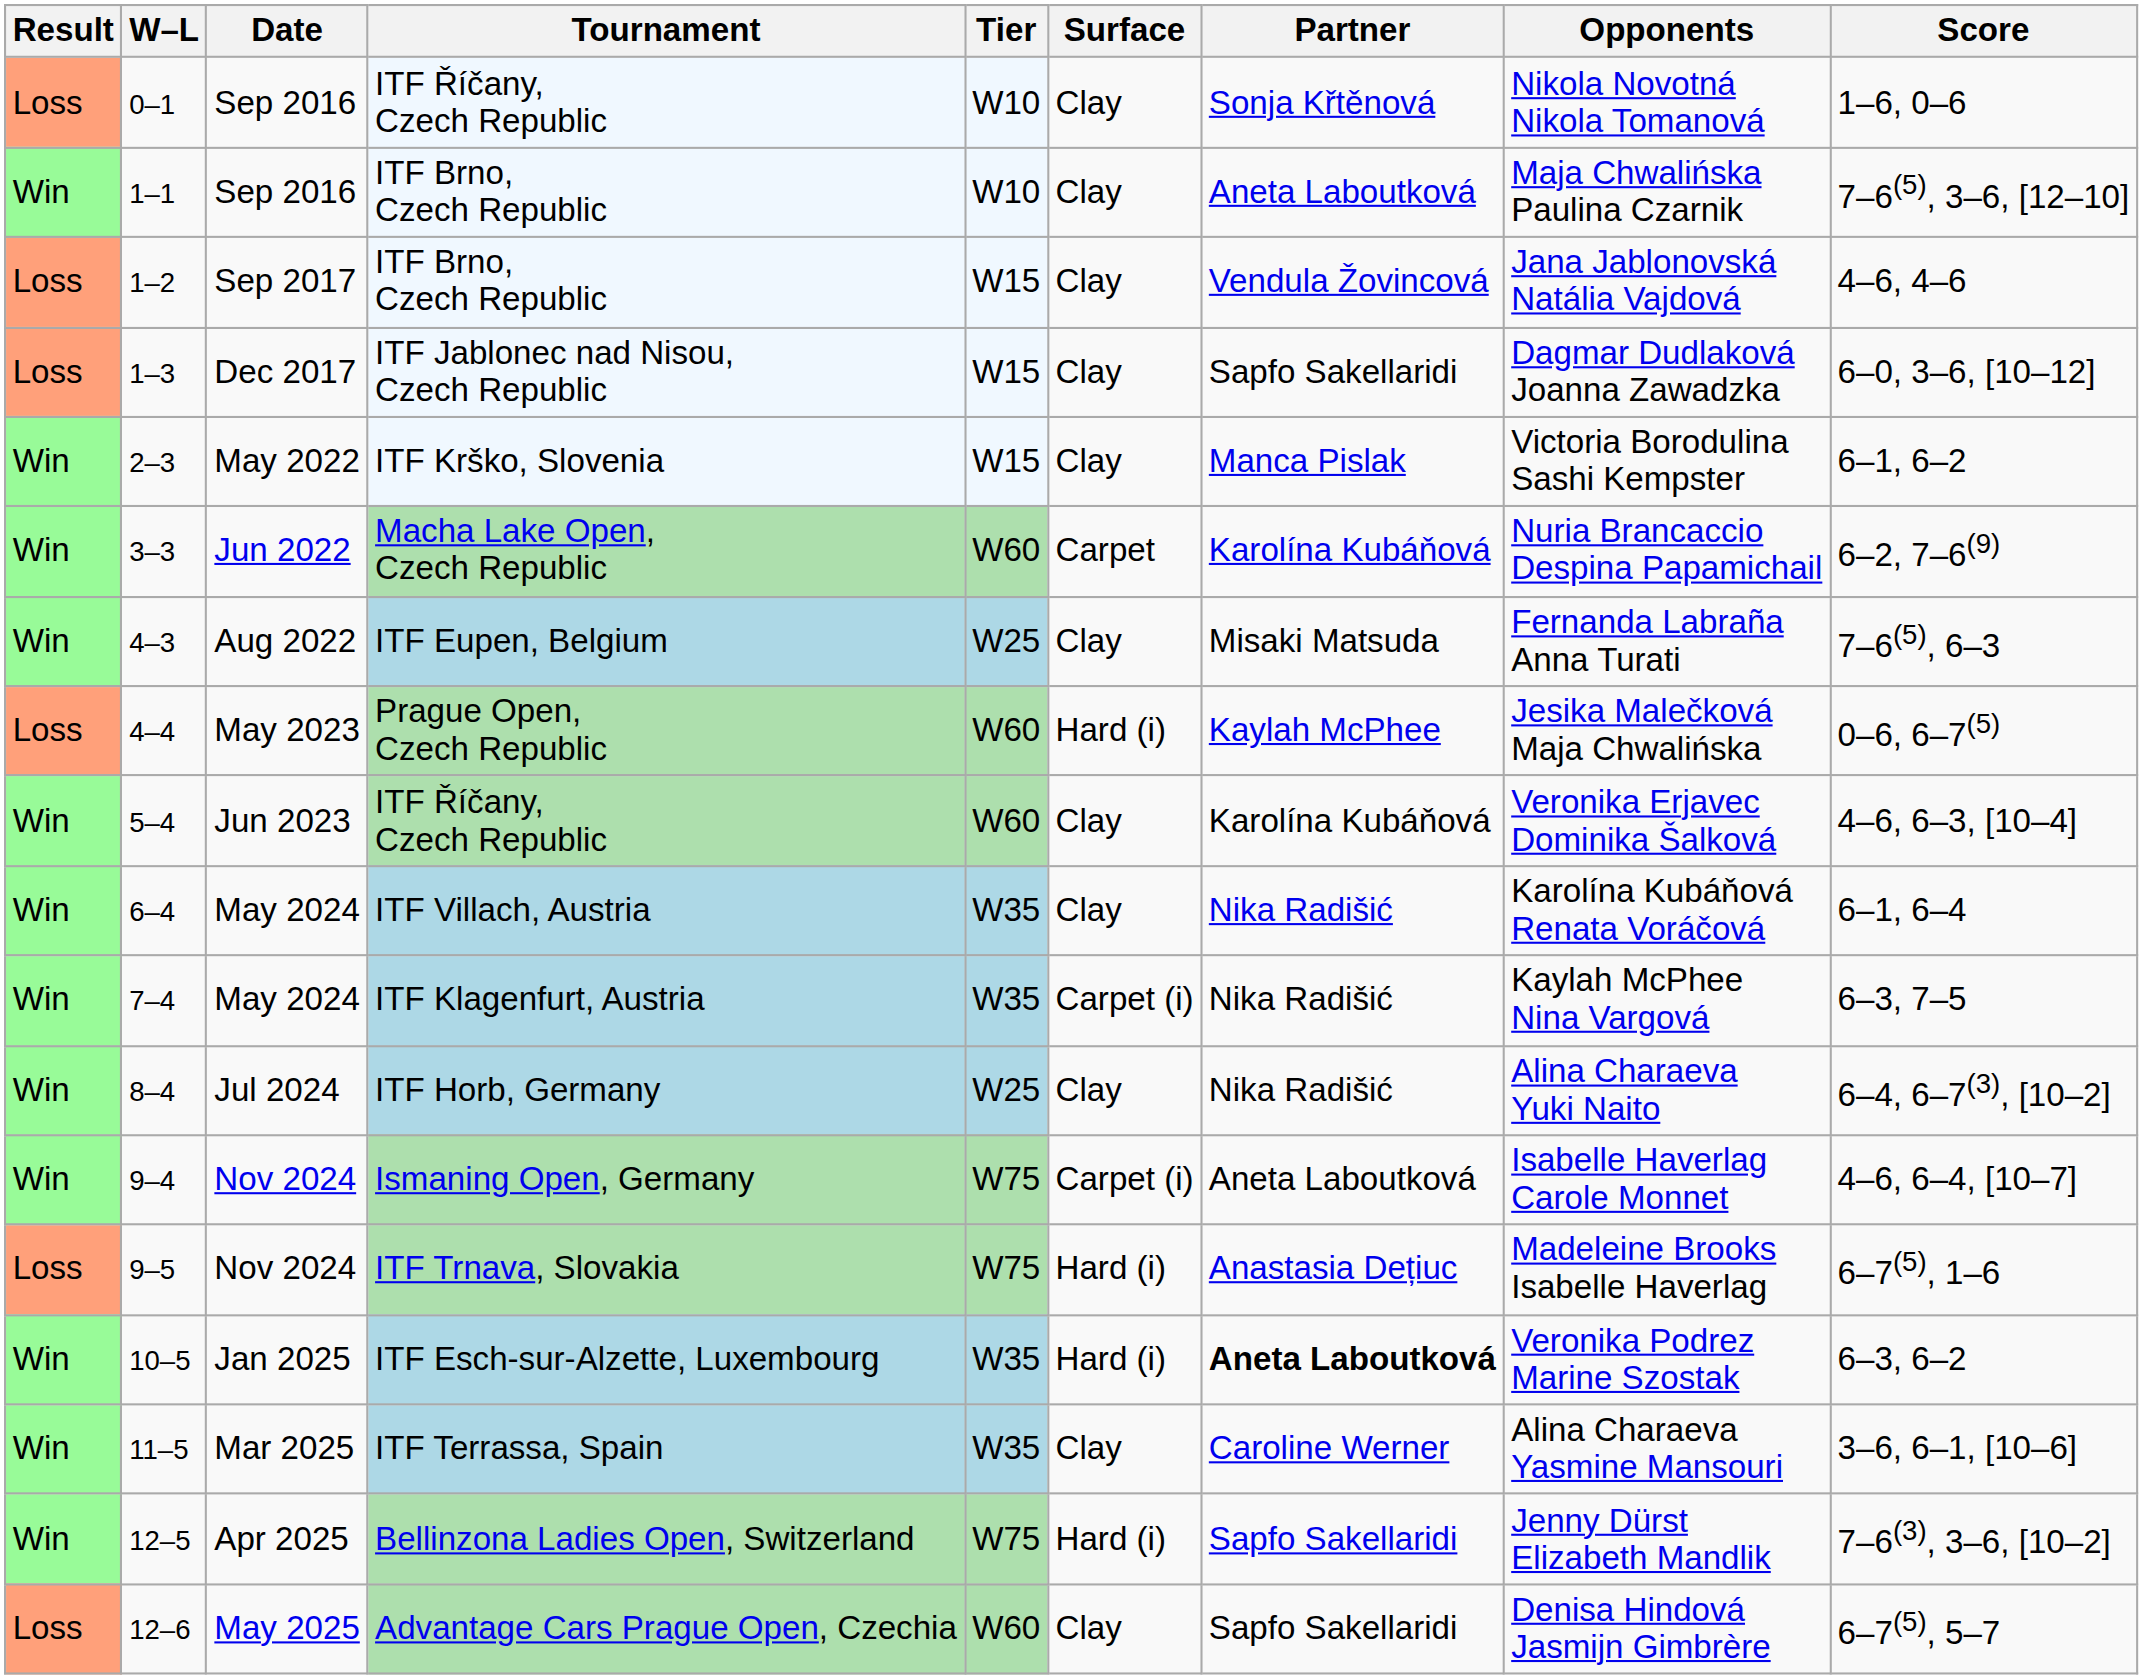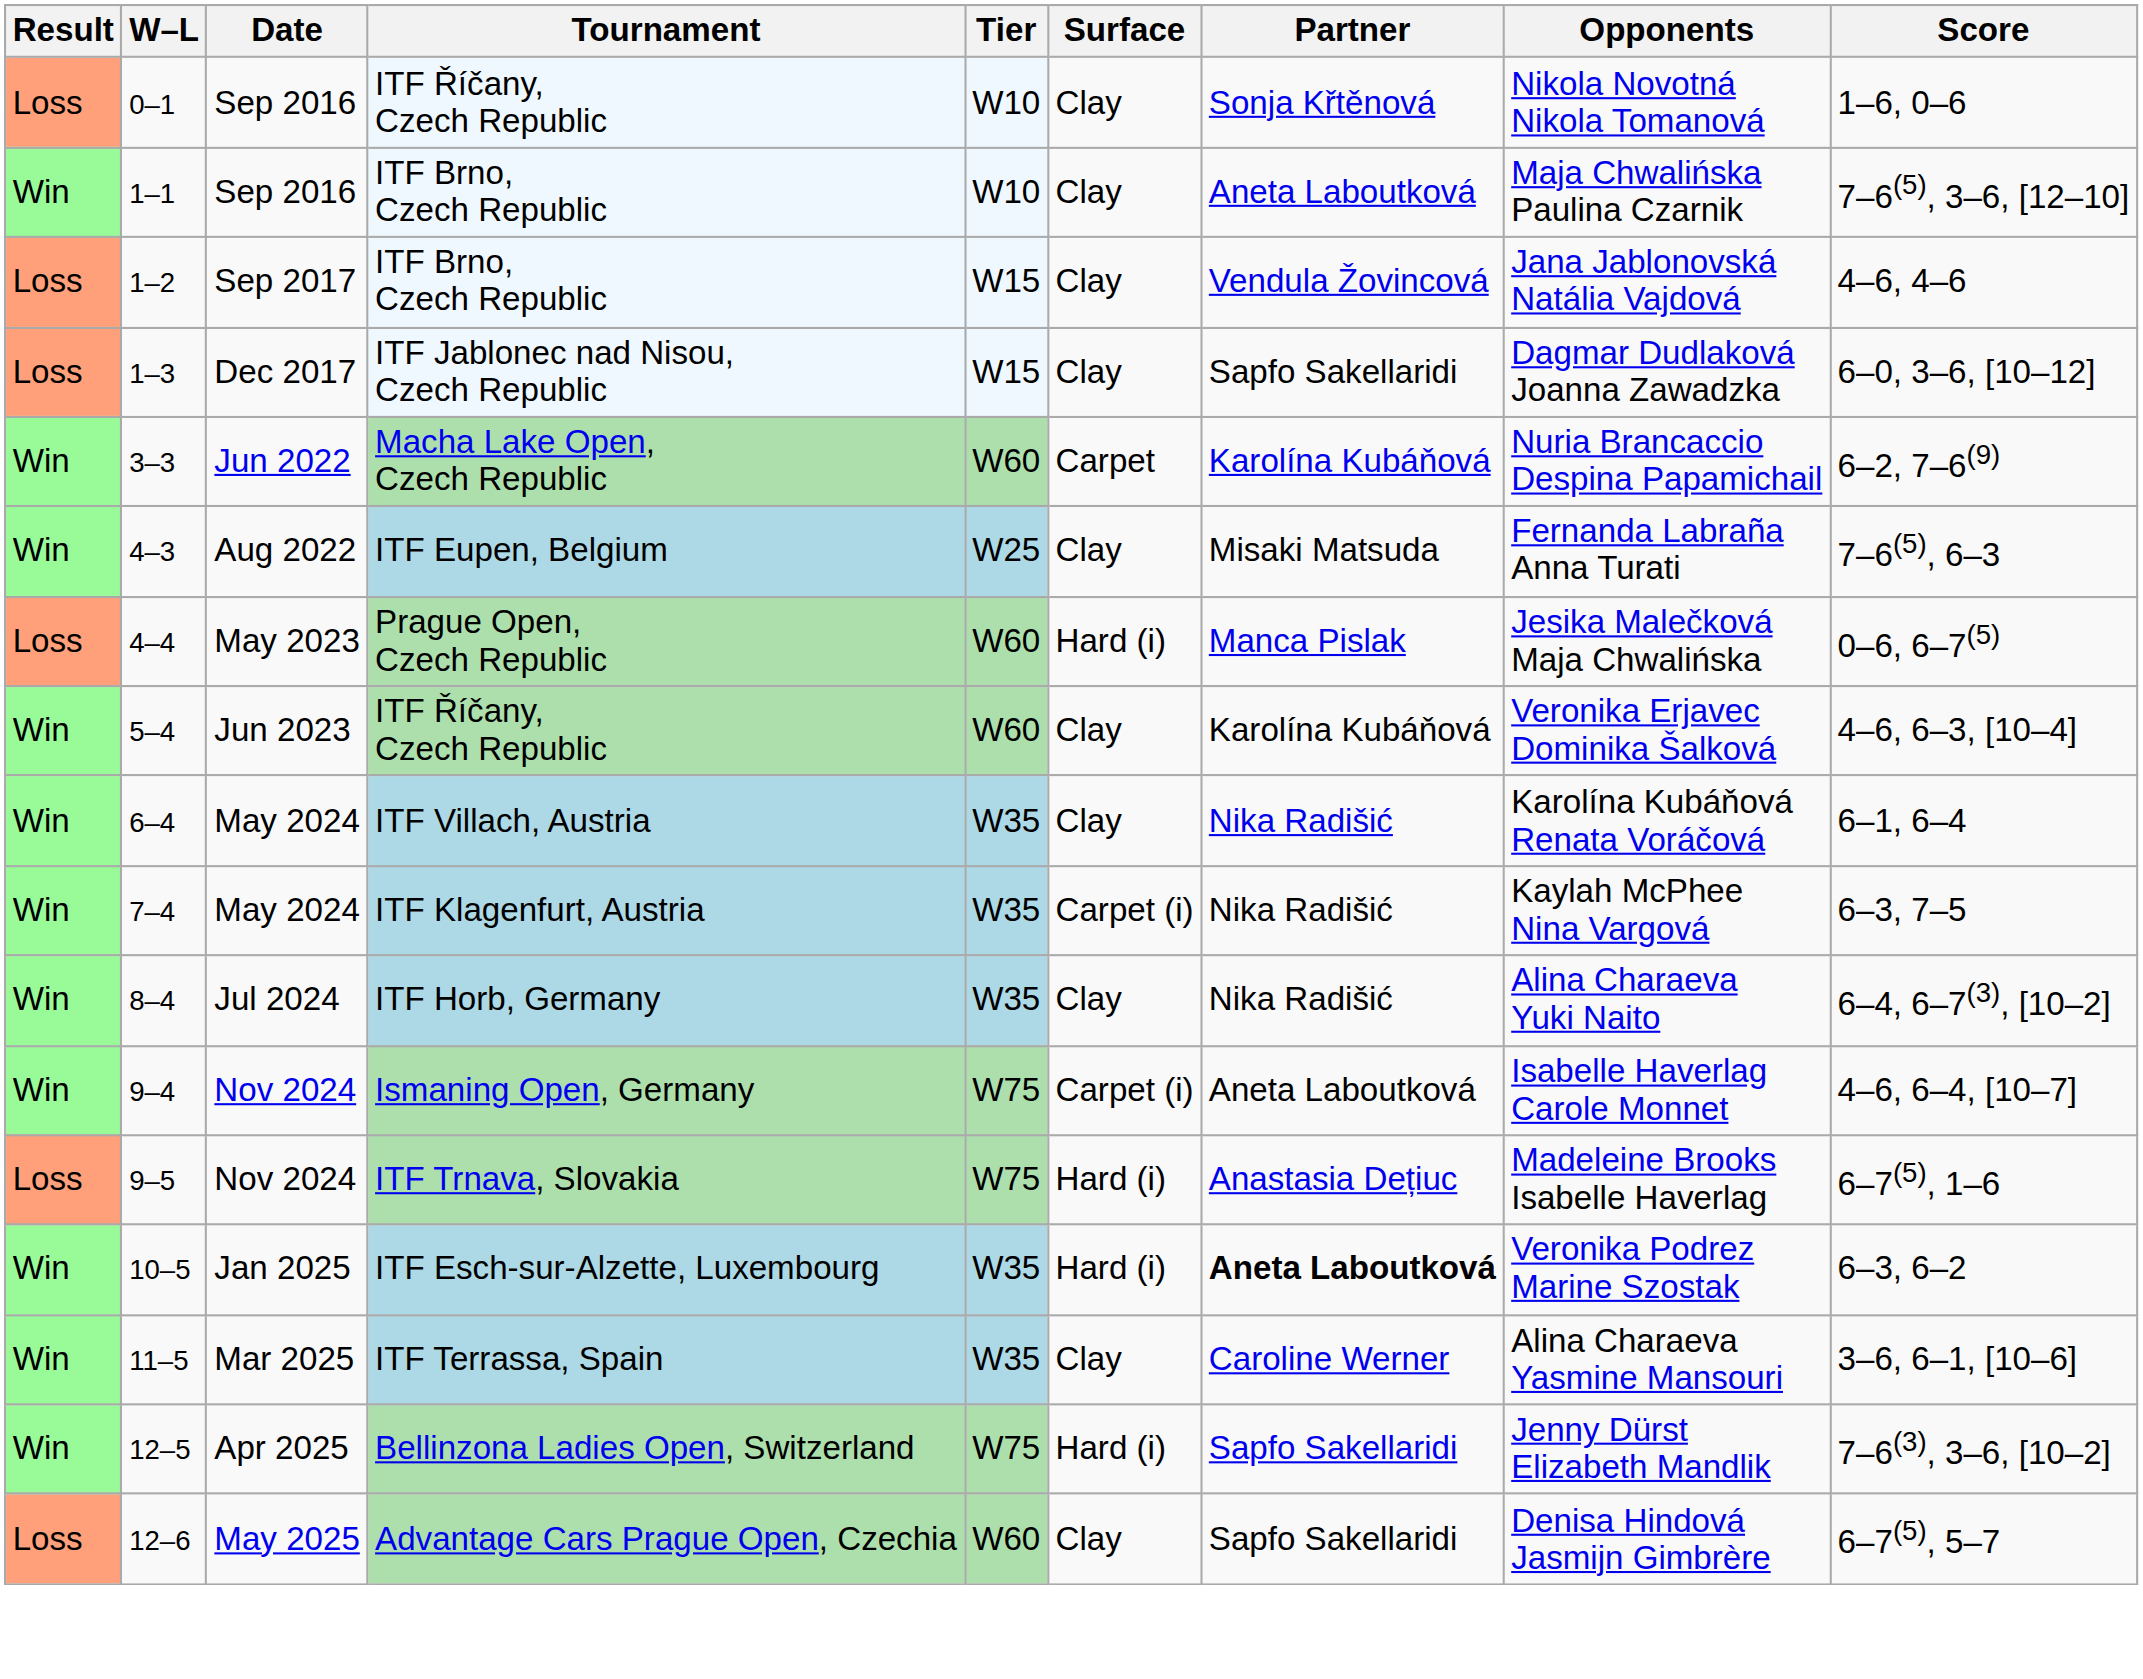- row: (152, 463)
(1325, 730) Kaylah McPhee -> (1307, 640) Manca Pislak
(1006, 1089) W25 -> (1006, 999) W35
